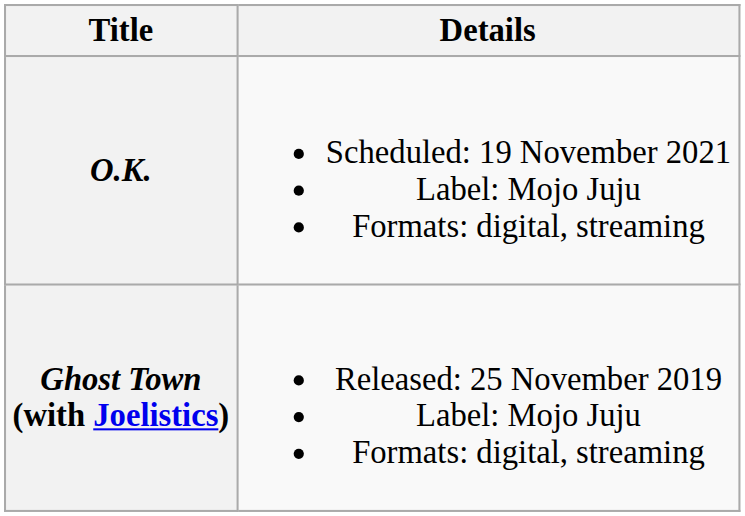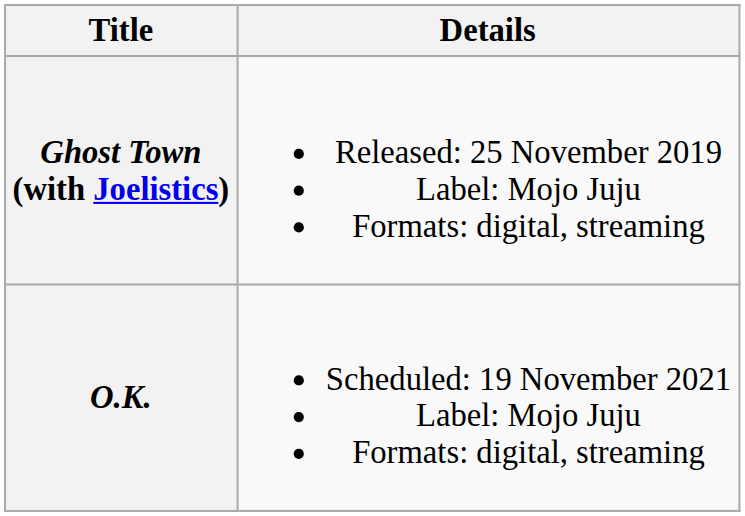rows swapped: (121, 397) <-> (121, 169)
